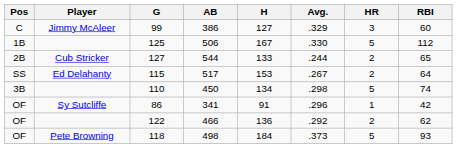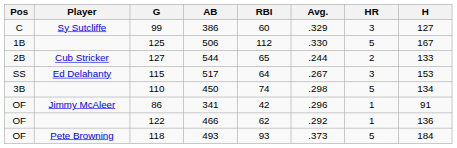columns swapped: (264, 12) <-> (425, 12)
(82, 27) Jimmy McAleer -> (82, 27) Sy Sutcliffe
(372, 74) 2 -> (372, 74) 3
(82, 105) Sy Sutcliffe -> (82, 105) Jimmy McAleer
(372, 120) 2 -> (372, 120) 1
(210, 136) 498 -> (210, 136) 493
